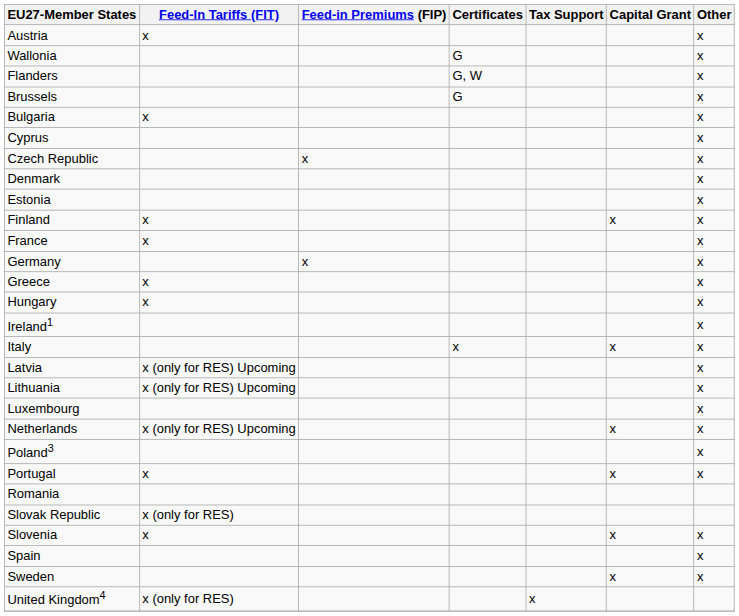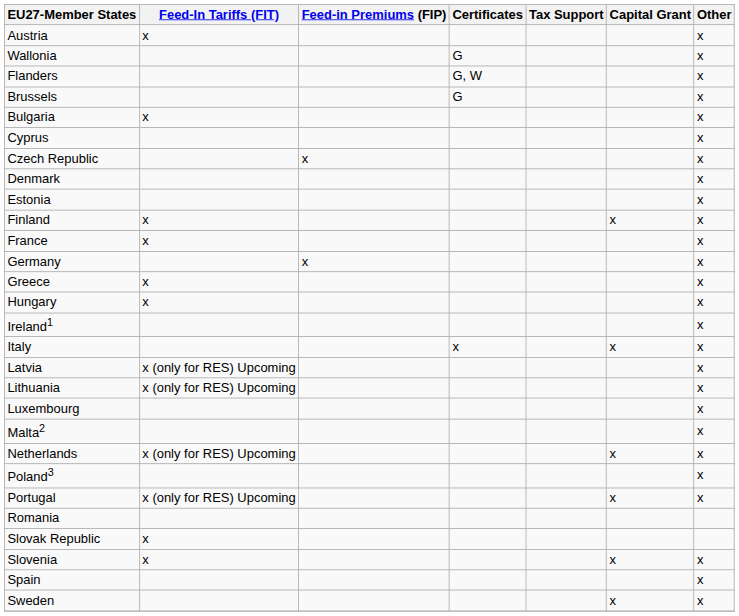+ row: (26, 431)
(146, 473) x -> (219, 498) x (only for RES) Upcoming
(188, 515) x (only for RES) -> (146, 539) x
- row: (57, 599)
